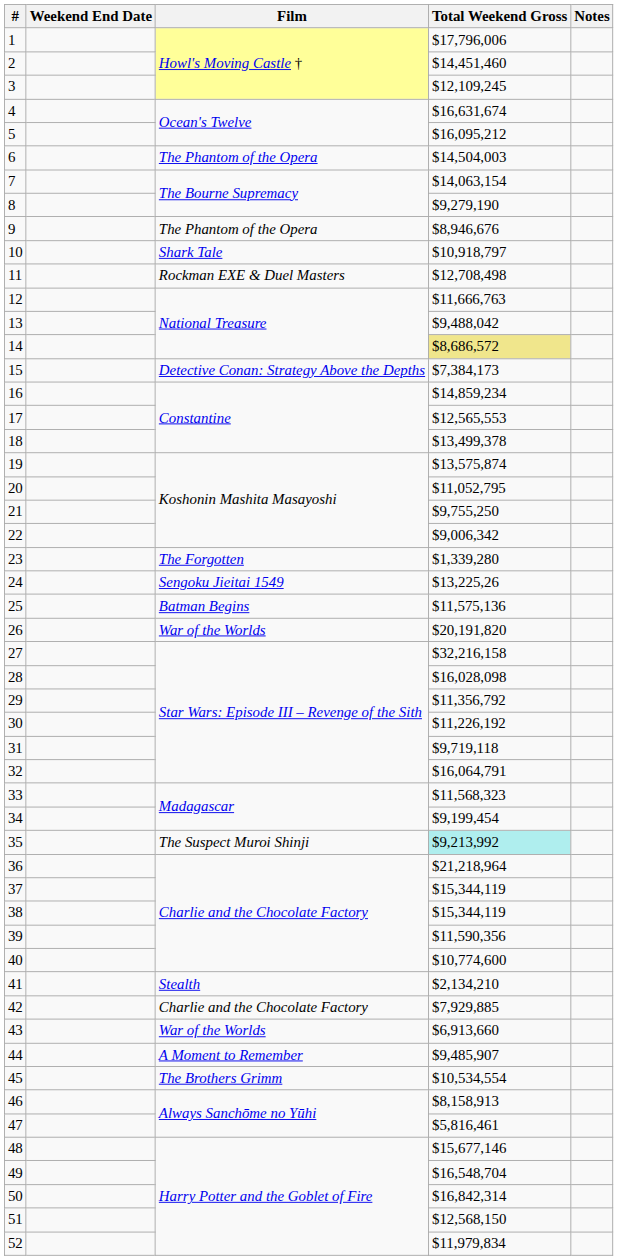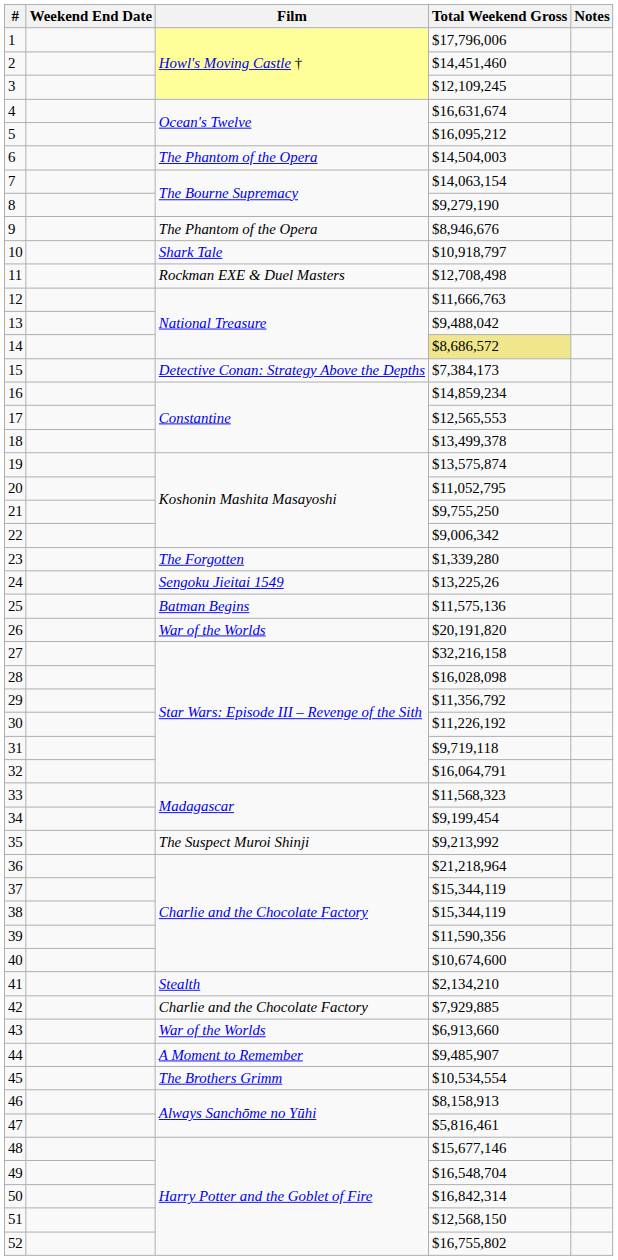(465, 842) paleturquoise background -> (465, 842) no background
(469, 960) $10,774,600 -> (469, 960) $10,674,600
(469, 1243) $11,979,834 -> (469, 1243) $16,755,802
